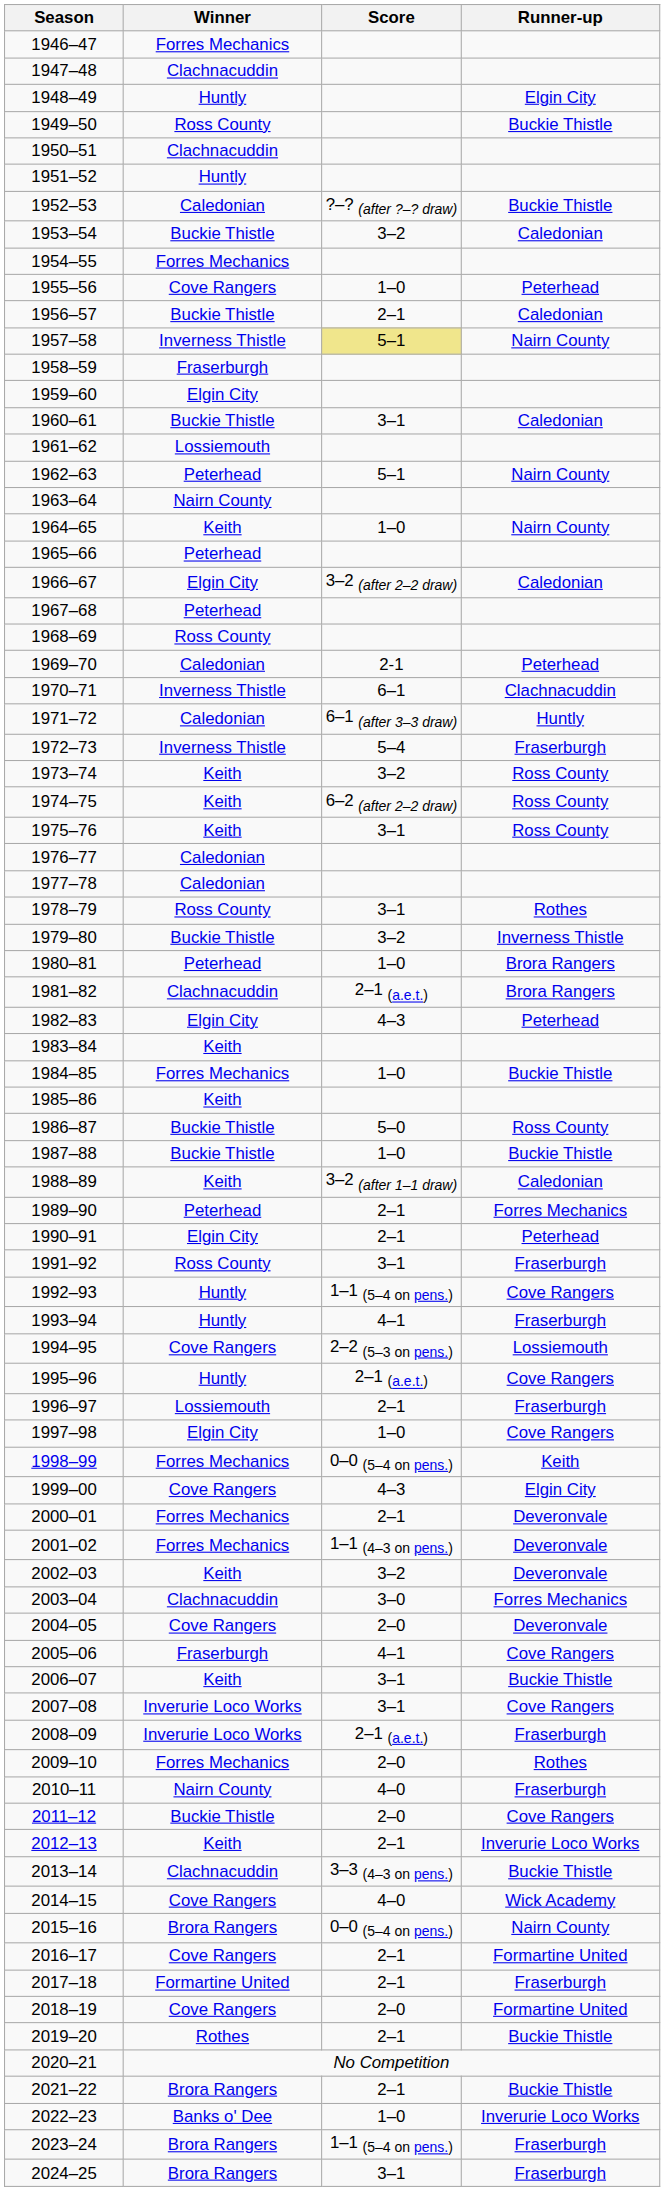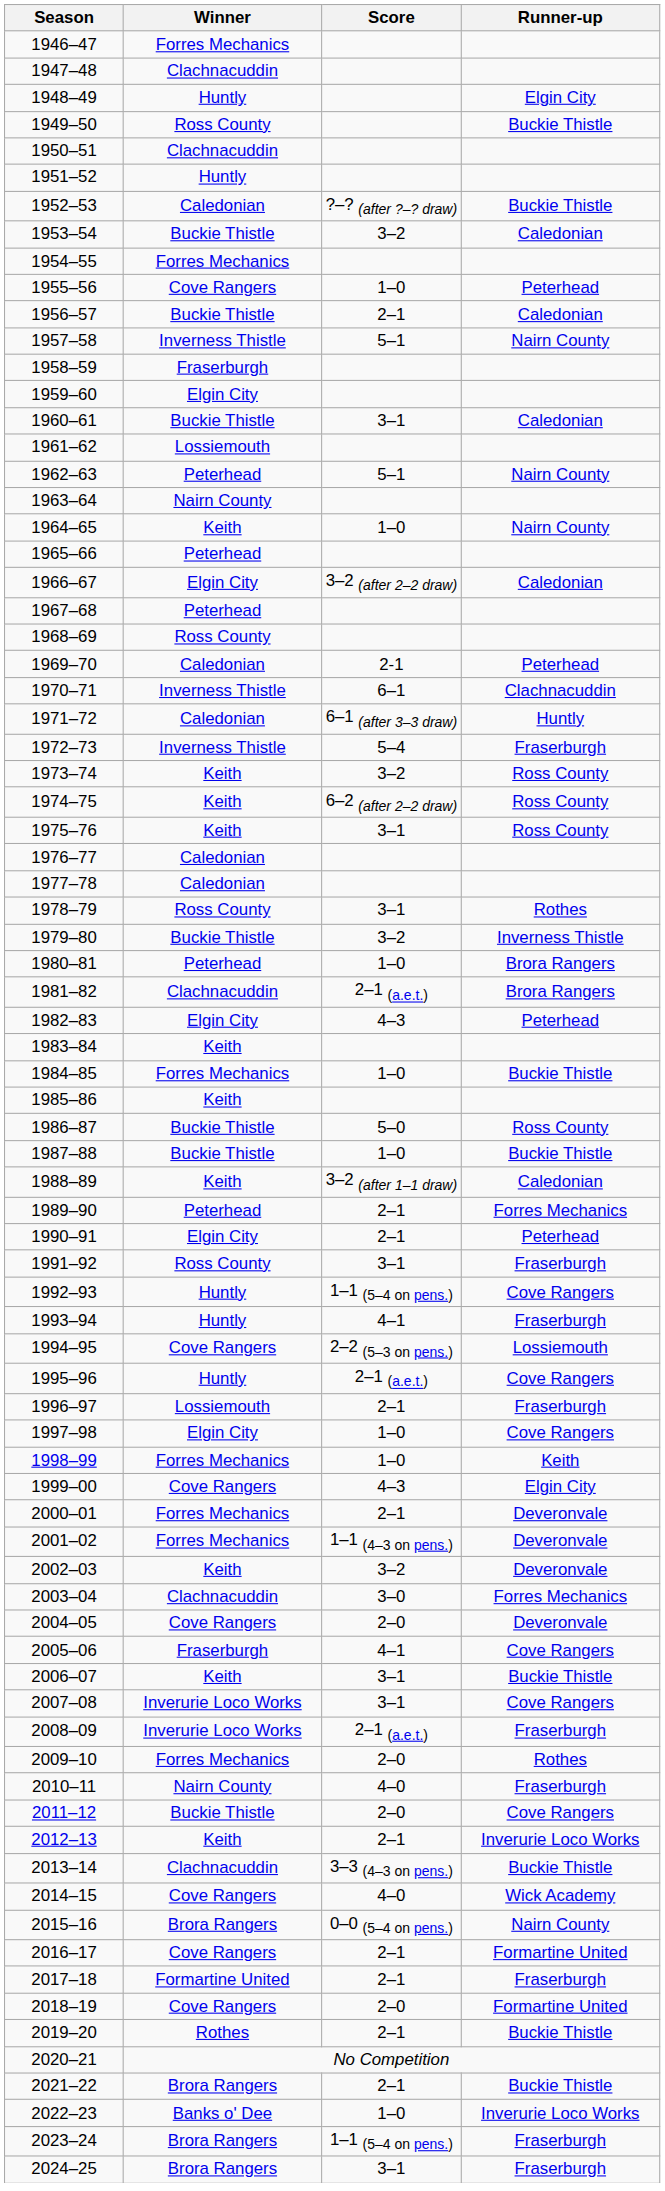(391, 340) khaki background -> (391, 340) no background
(391, 1462) 0–0 (5–4 on pens.) -> (391, 1460) 1–0
